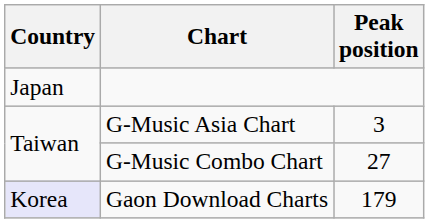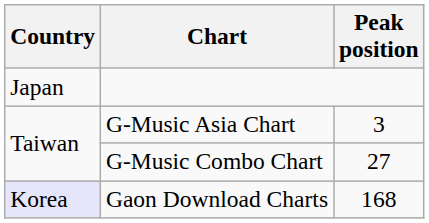(379, 198) 179 -> (379, 198) 168
